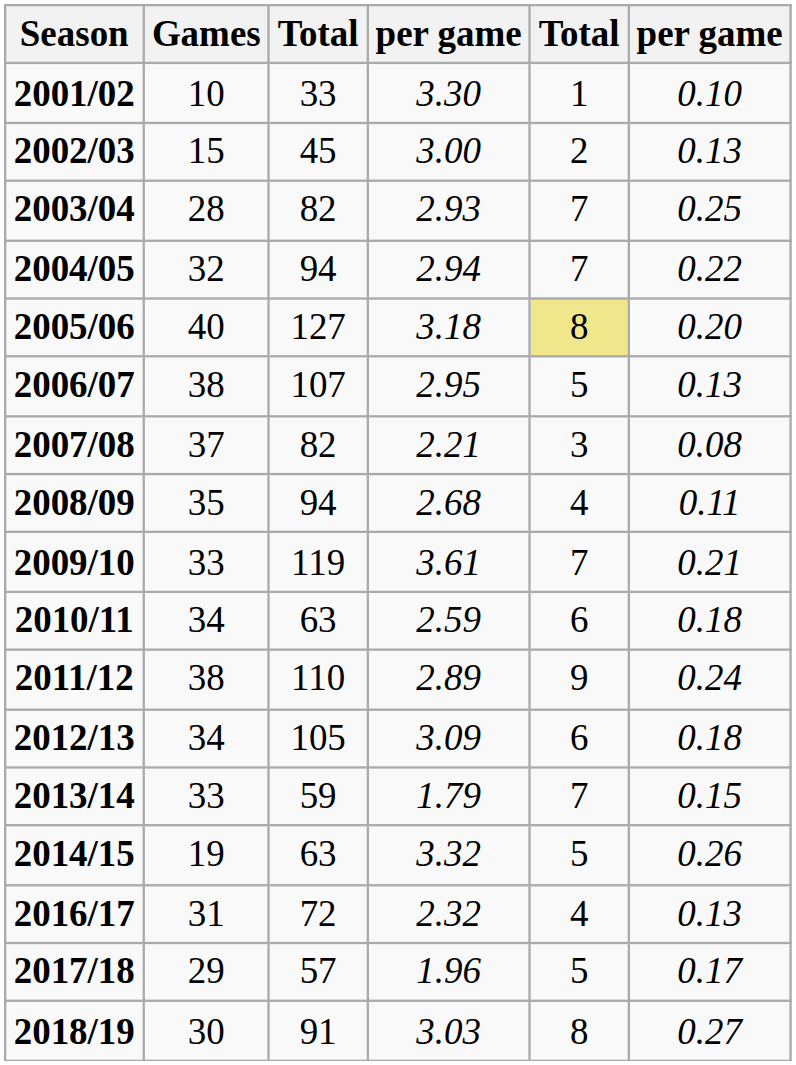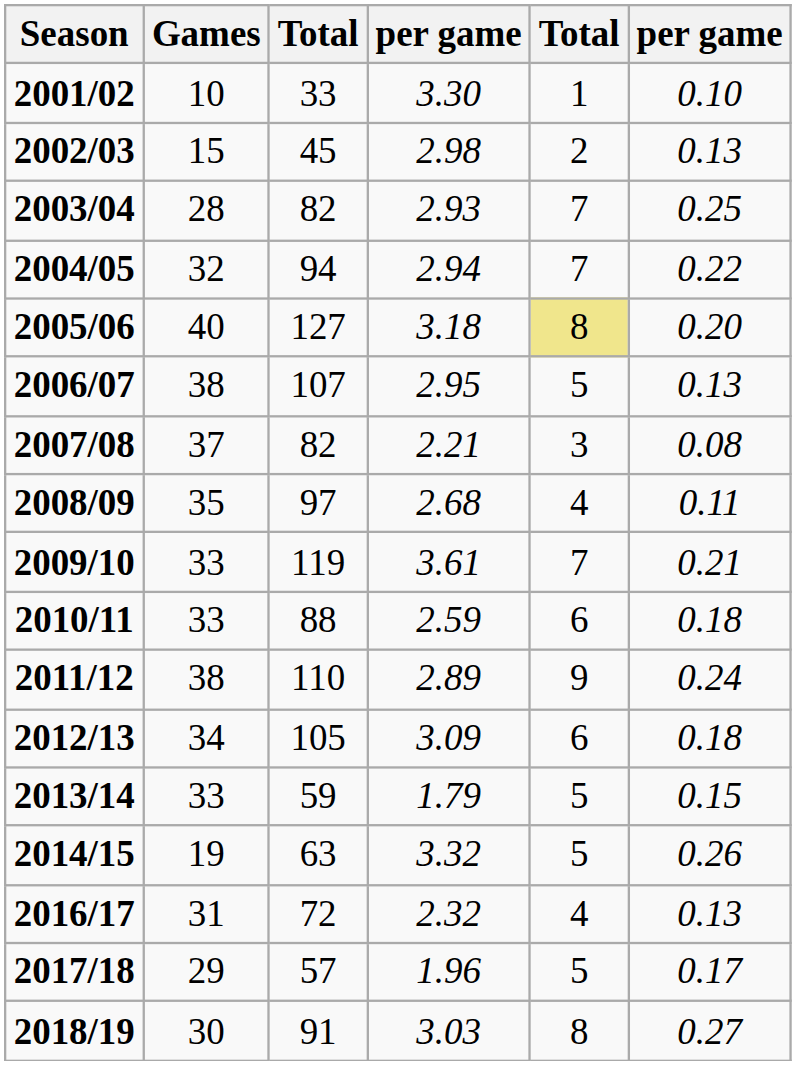(449, 151) 3.00 -> (449, 151) 2.98
(318, 502) 94 -> (318, 502) 97
(206, 619) 34 -> (206, 619) 33
(318, 619) 63 -> (318, 619) 88
(579, 795) 7 -> (579, 795) 5
